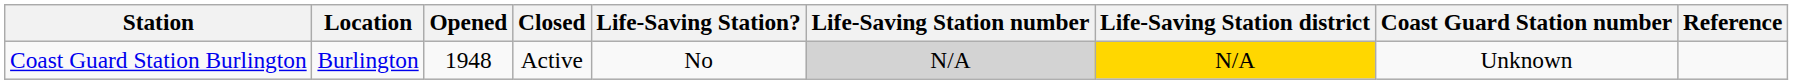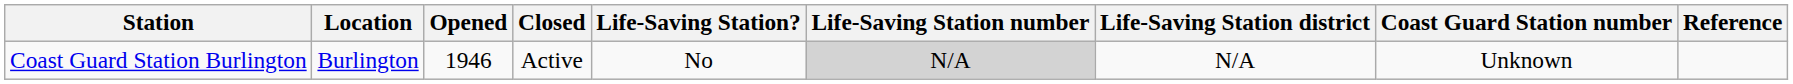(468, 60) 1948 -> (468, 60) 1946
(1235, 60) gold background -> (1235, 60) no background
